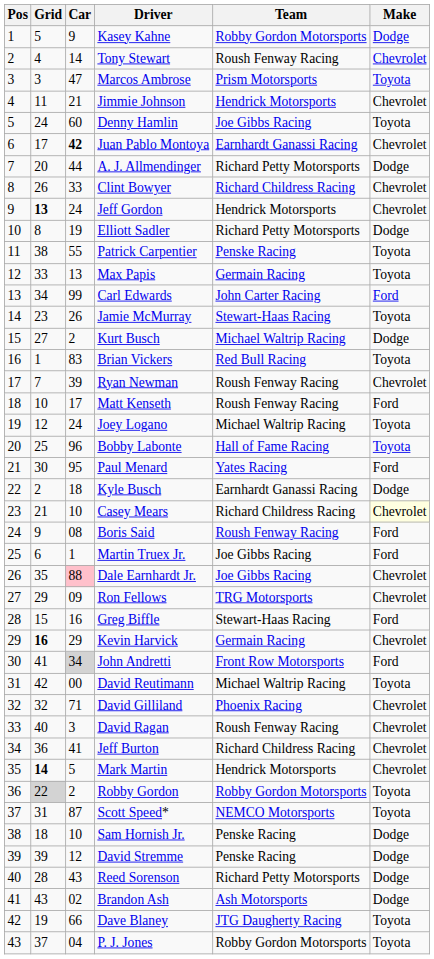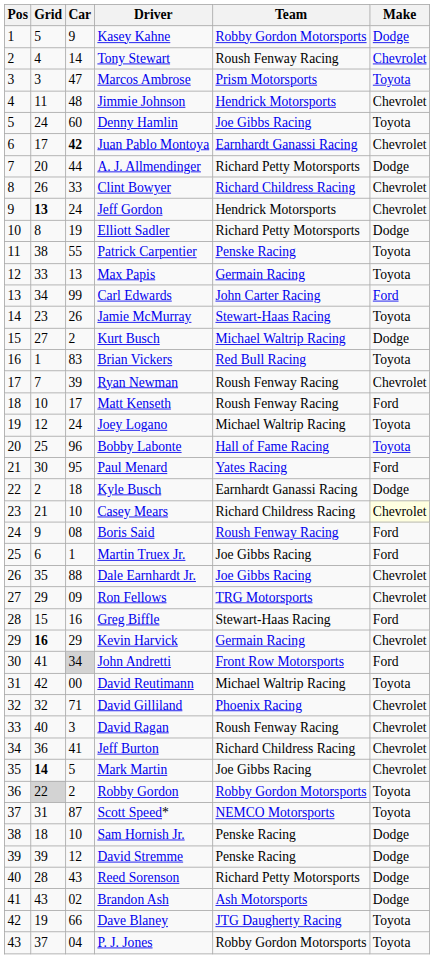(75, 101) 21 -> (75, 101) 48
(75, 576) pink background -> (75, 576) no background
(276, 770) Hendrick Motorsports -> (263, 770) Joe Gibbs Racing
